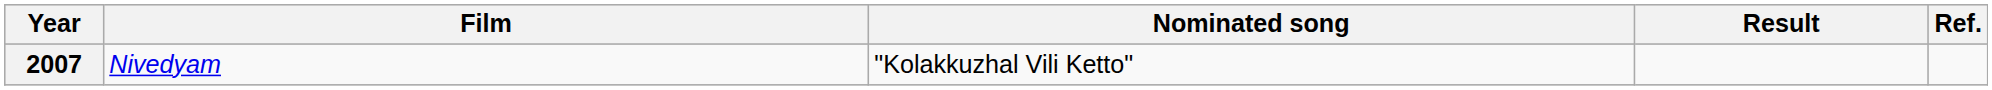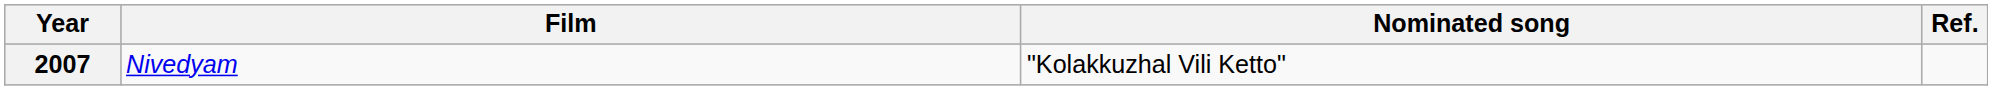- column: (1781, 24)
